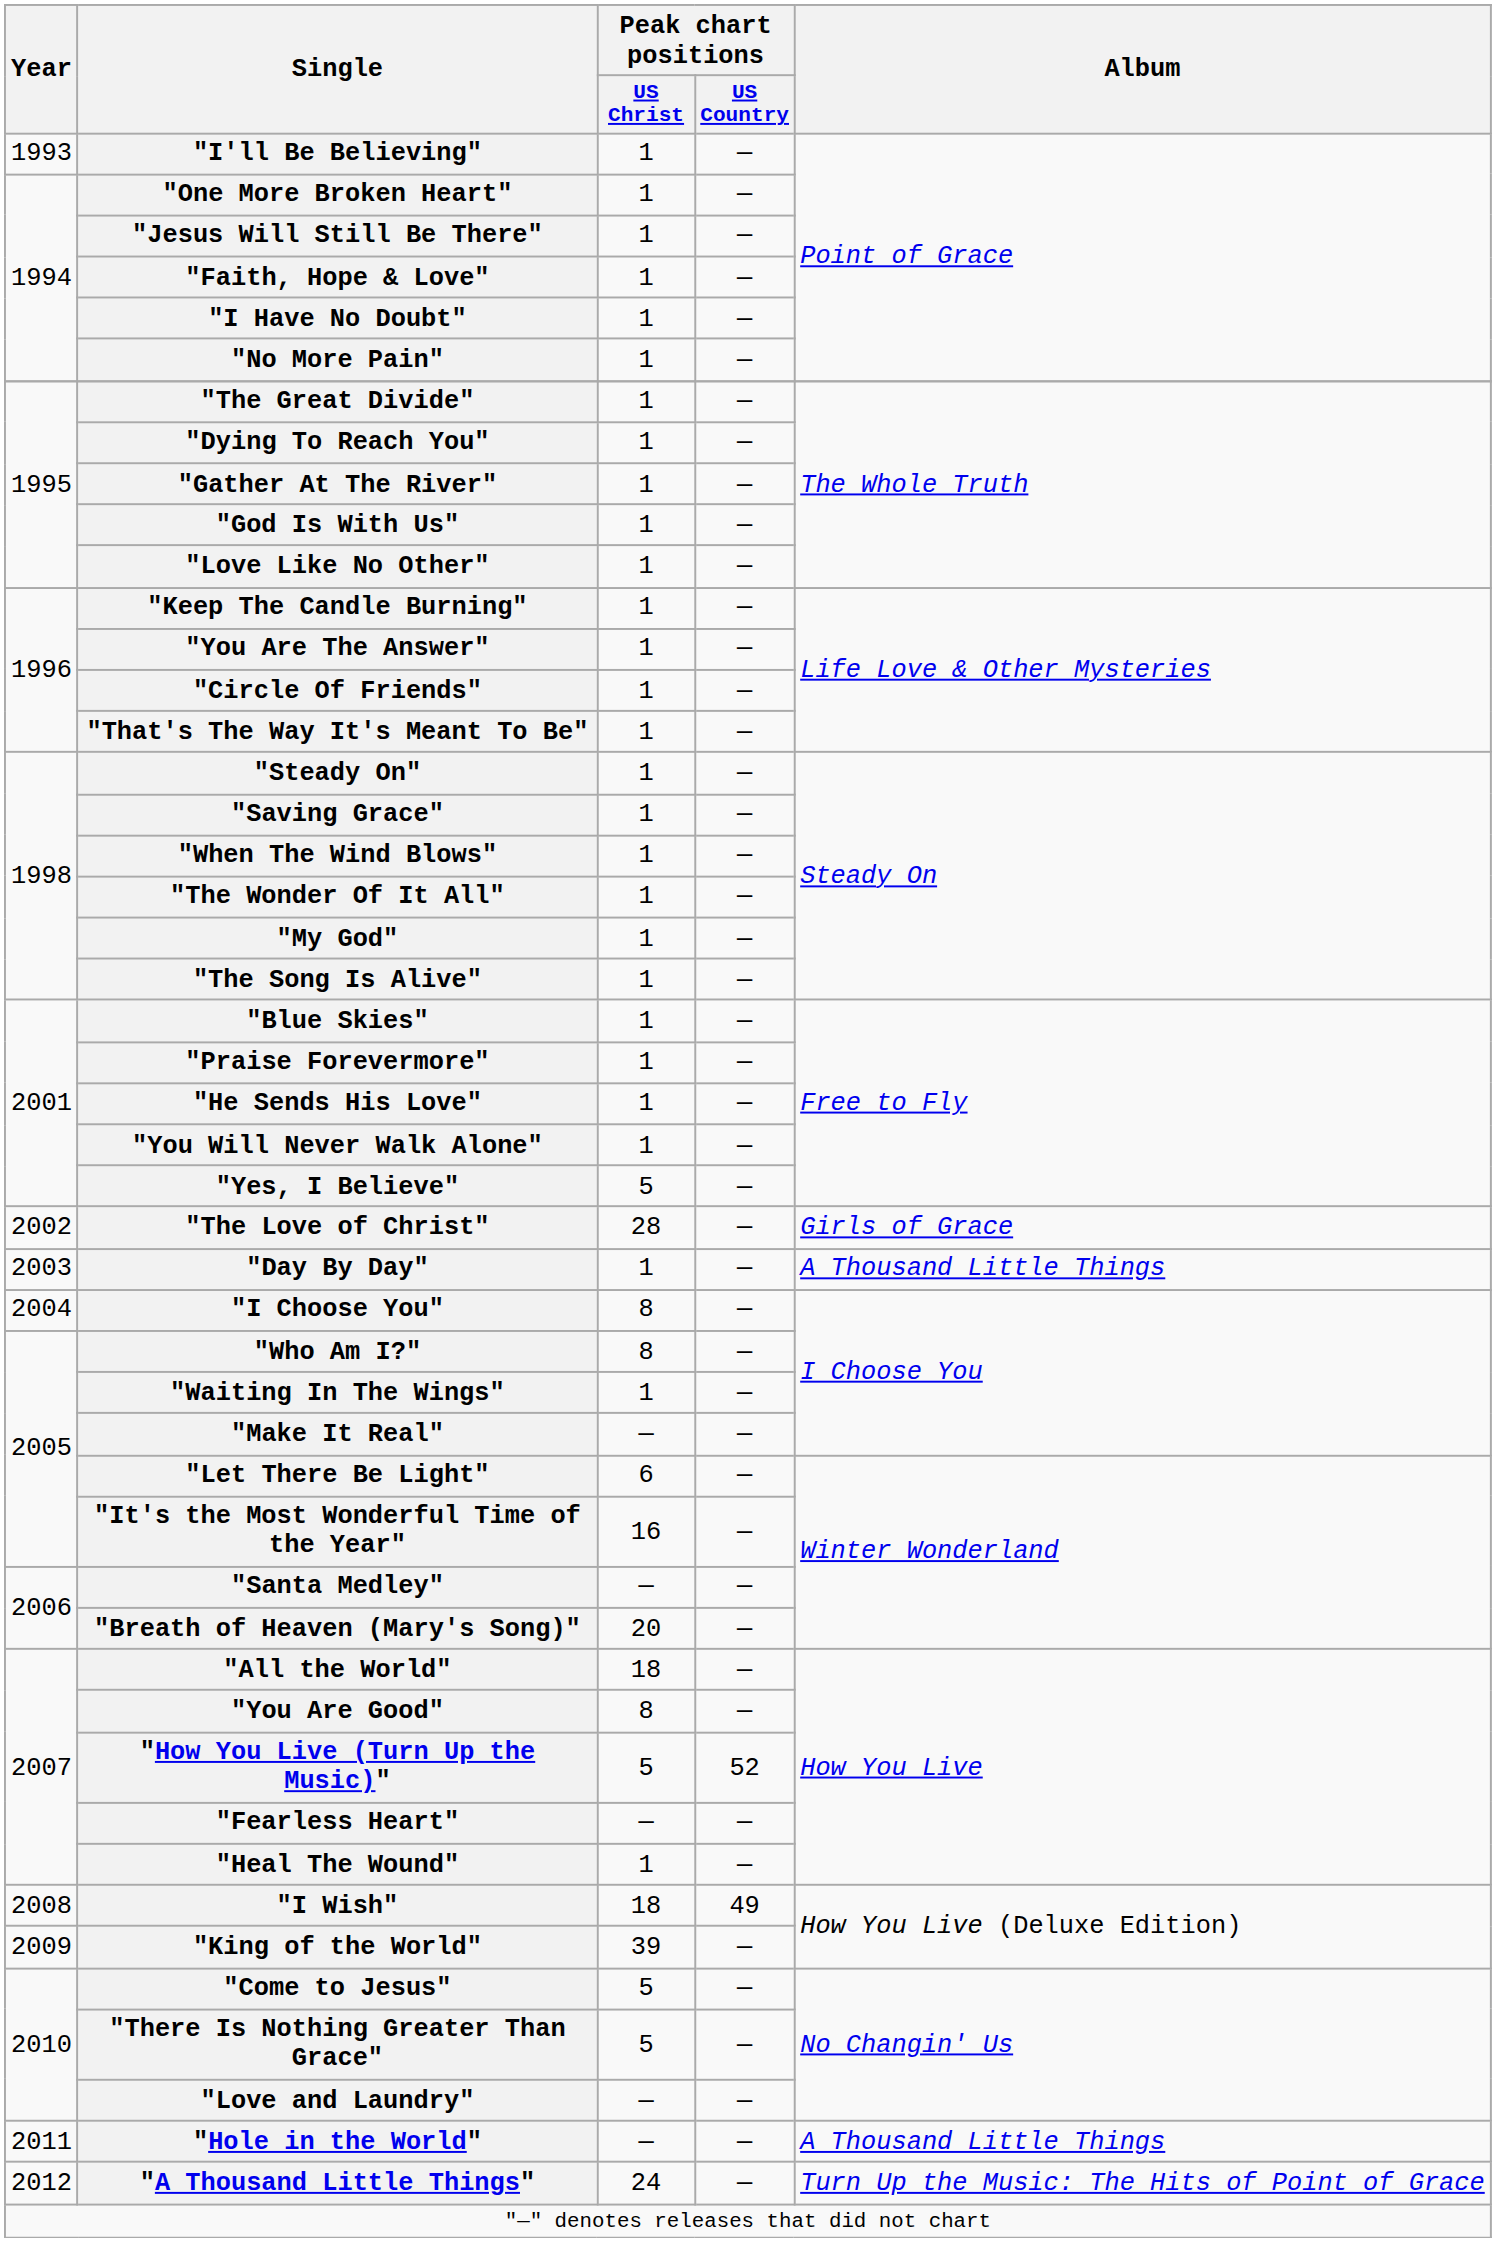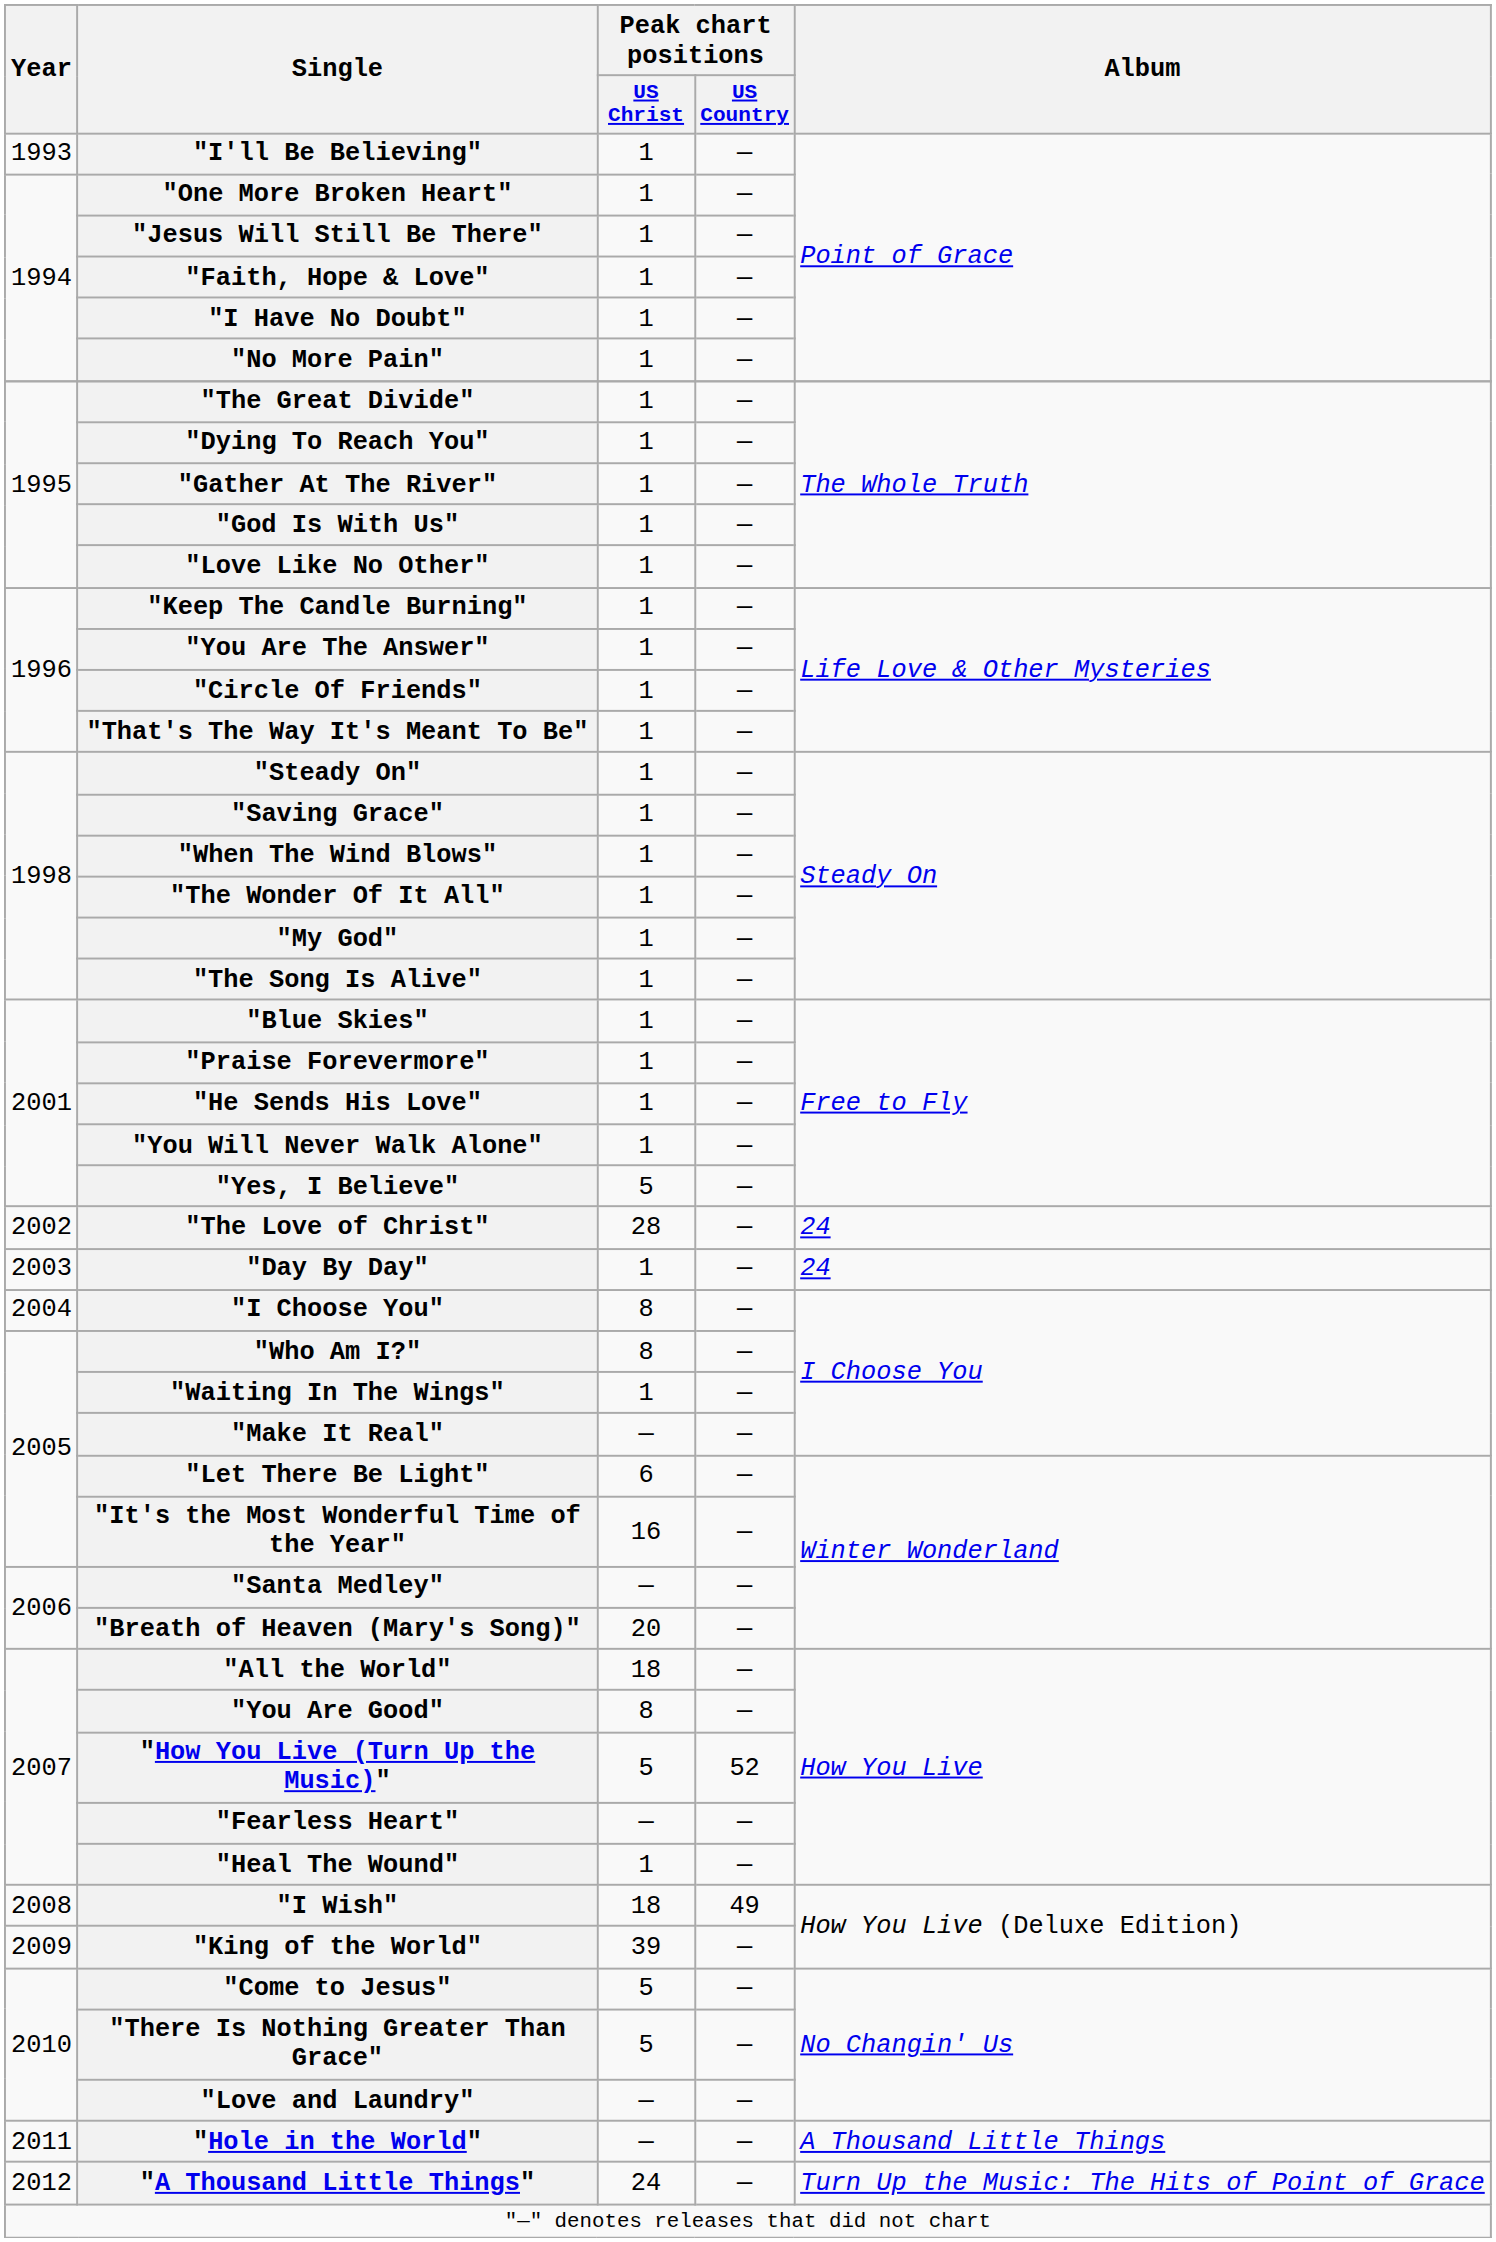(907, 1228) Girls of Grace -> (815, 1228) 24
(983, 1269) A Thousand Little Things -> (815, 1269) 24
